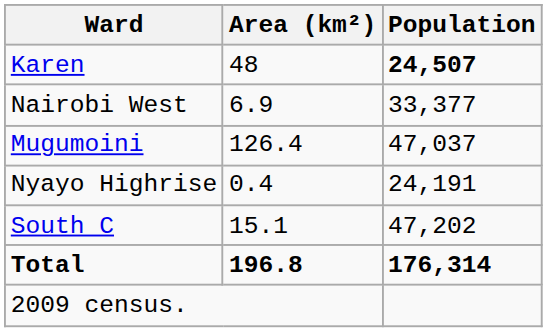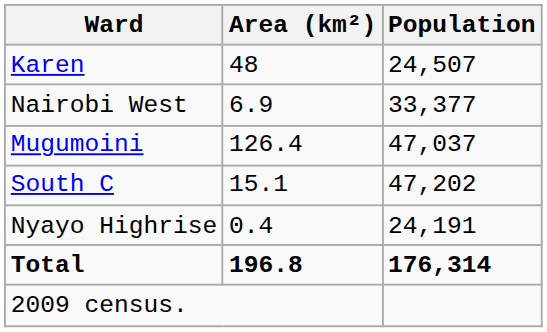(432, 65) bold -> (432, 65) normal
rows swapped: (62, 225) <-> (114, 185)
